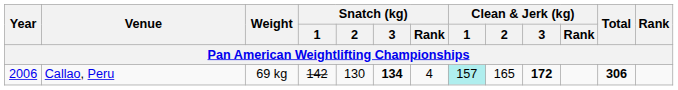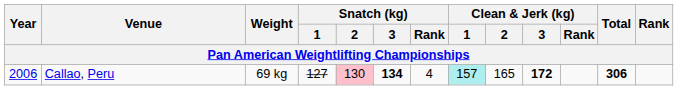(317, 74) 142 -> (317, 74) 127
(355, 74) no background -> (355, 74) pink background
